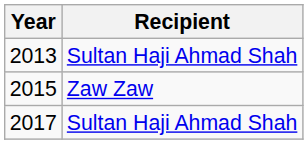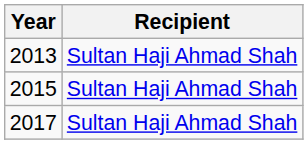(110, 89) Zaw Zaw -> (182, 89) Sultan Haji Ahmad Shah
